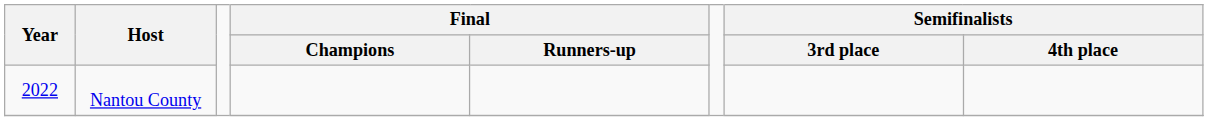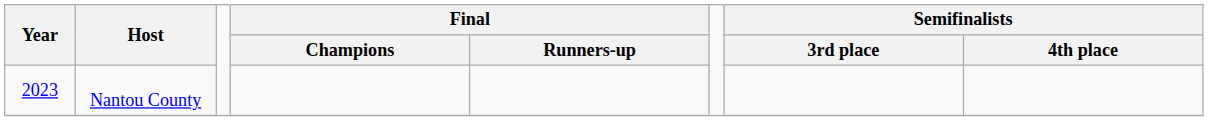(40, 90) 2022 -> (40, 90) 2023
